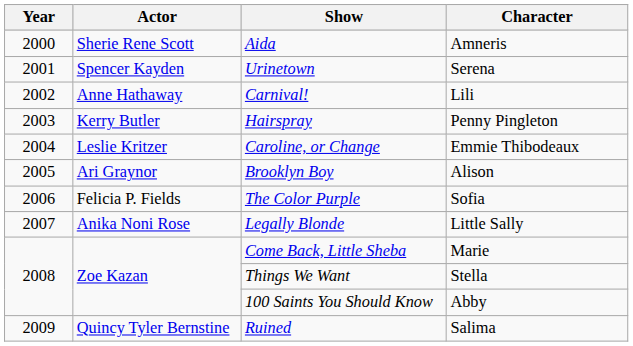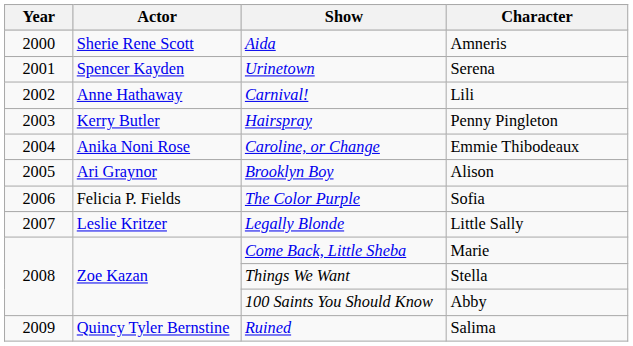(122, 146) Leslie Kritzer -> (133, 146) Anika Noni Rose
(133, 224) Anika Noni Rose -> (122, 224) Leslie Kritzer
